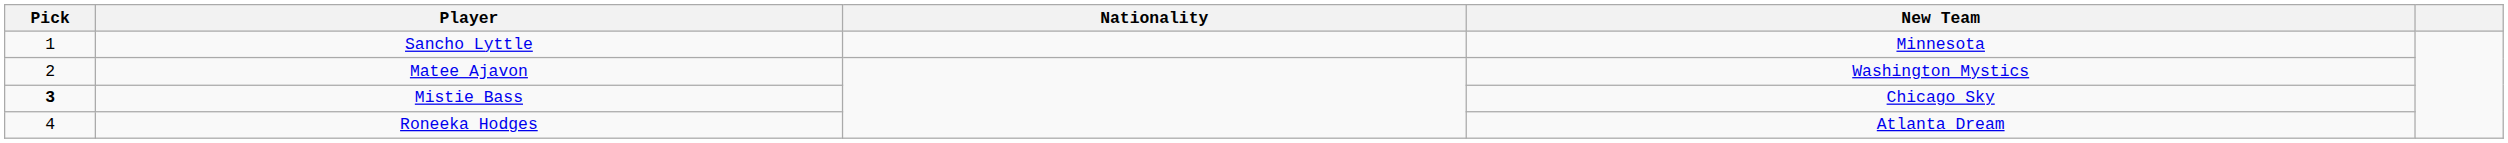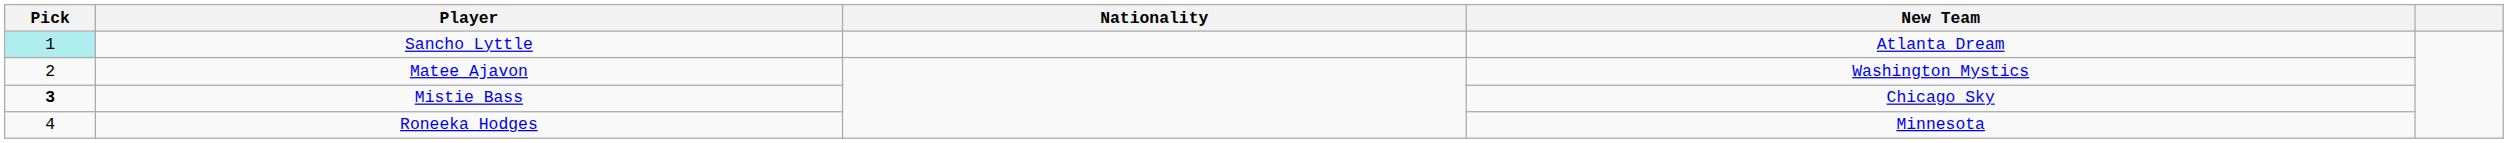(50, 45) no background -> (50, 45) paleturquoise background
(1941, 45) Minnesota -> (1941, 45) Atlanta Dream
(1941, 125) Atlanta Dream -> (1941, 125) Minnesota
